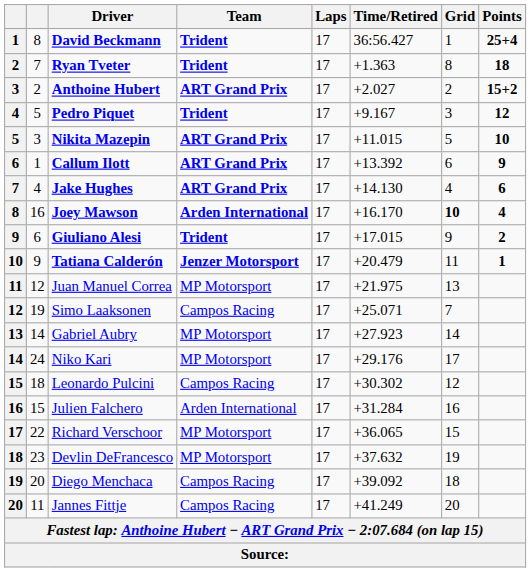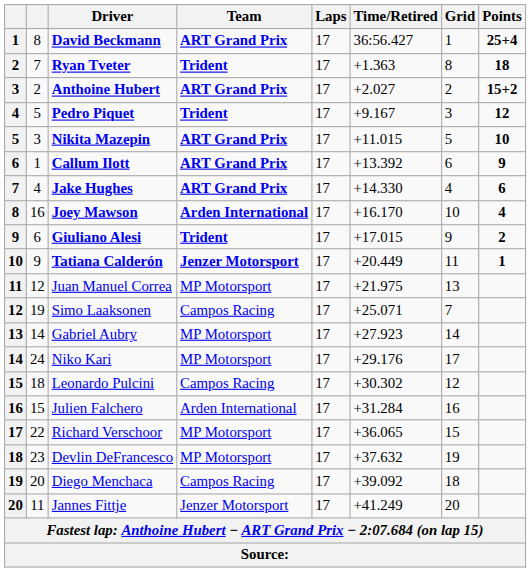(204, 40) Trident -> (234, 40) ART Grand Prix
(378, 187) +14.130 -> (378, 187) +14.330
(452, 211) bold -> (452, 211) normal
(378, 260) +20.479 -> (378, 260) +20.449
(227, 505) Campos Racing -> (234, 505) Jenzer Motorsport
